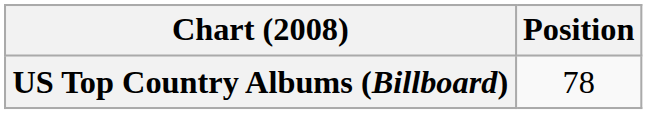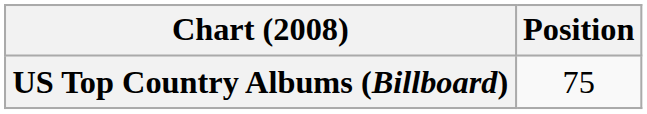(579, 81) 78 -> (579, 81) 75
